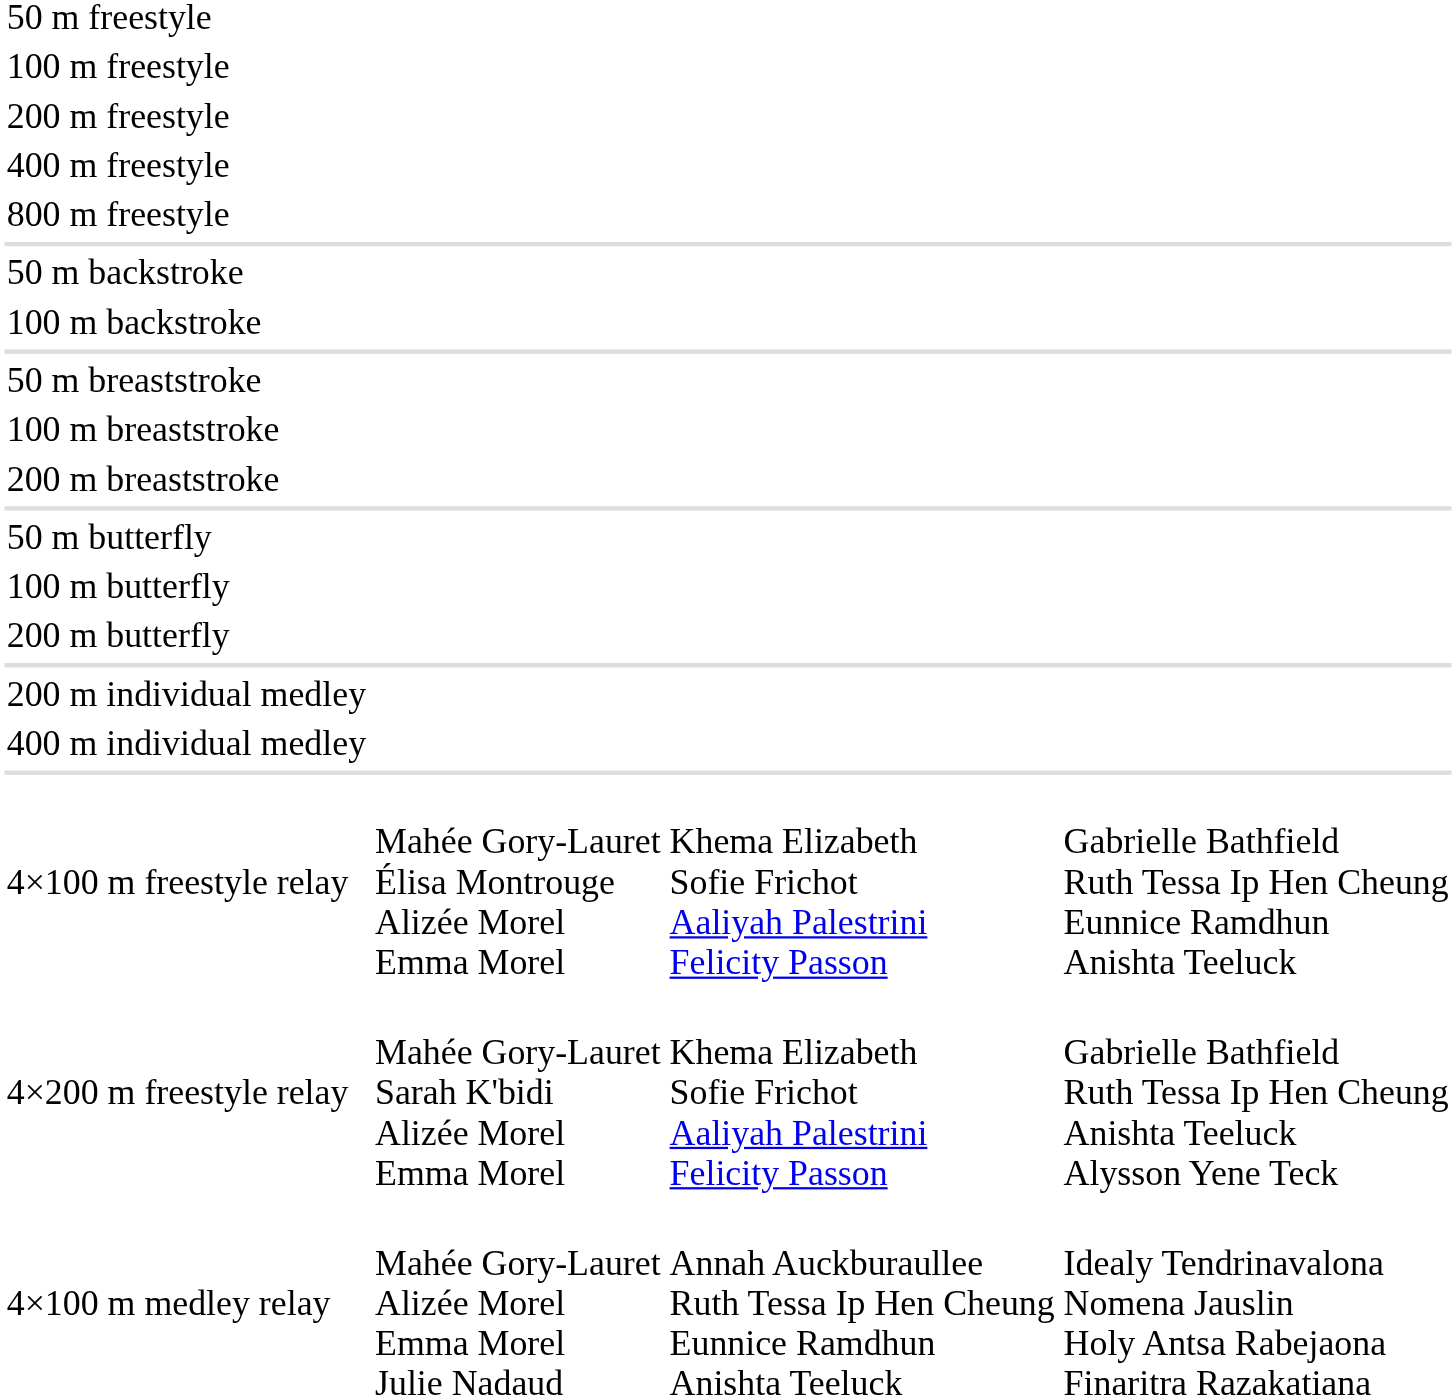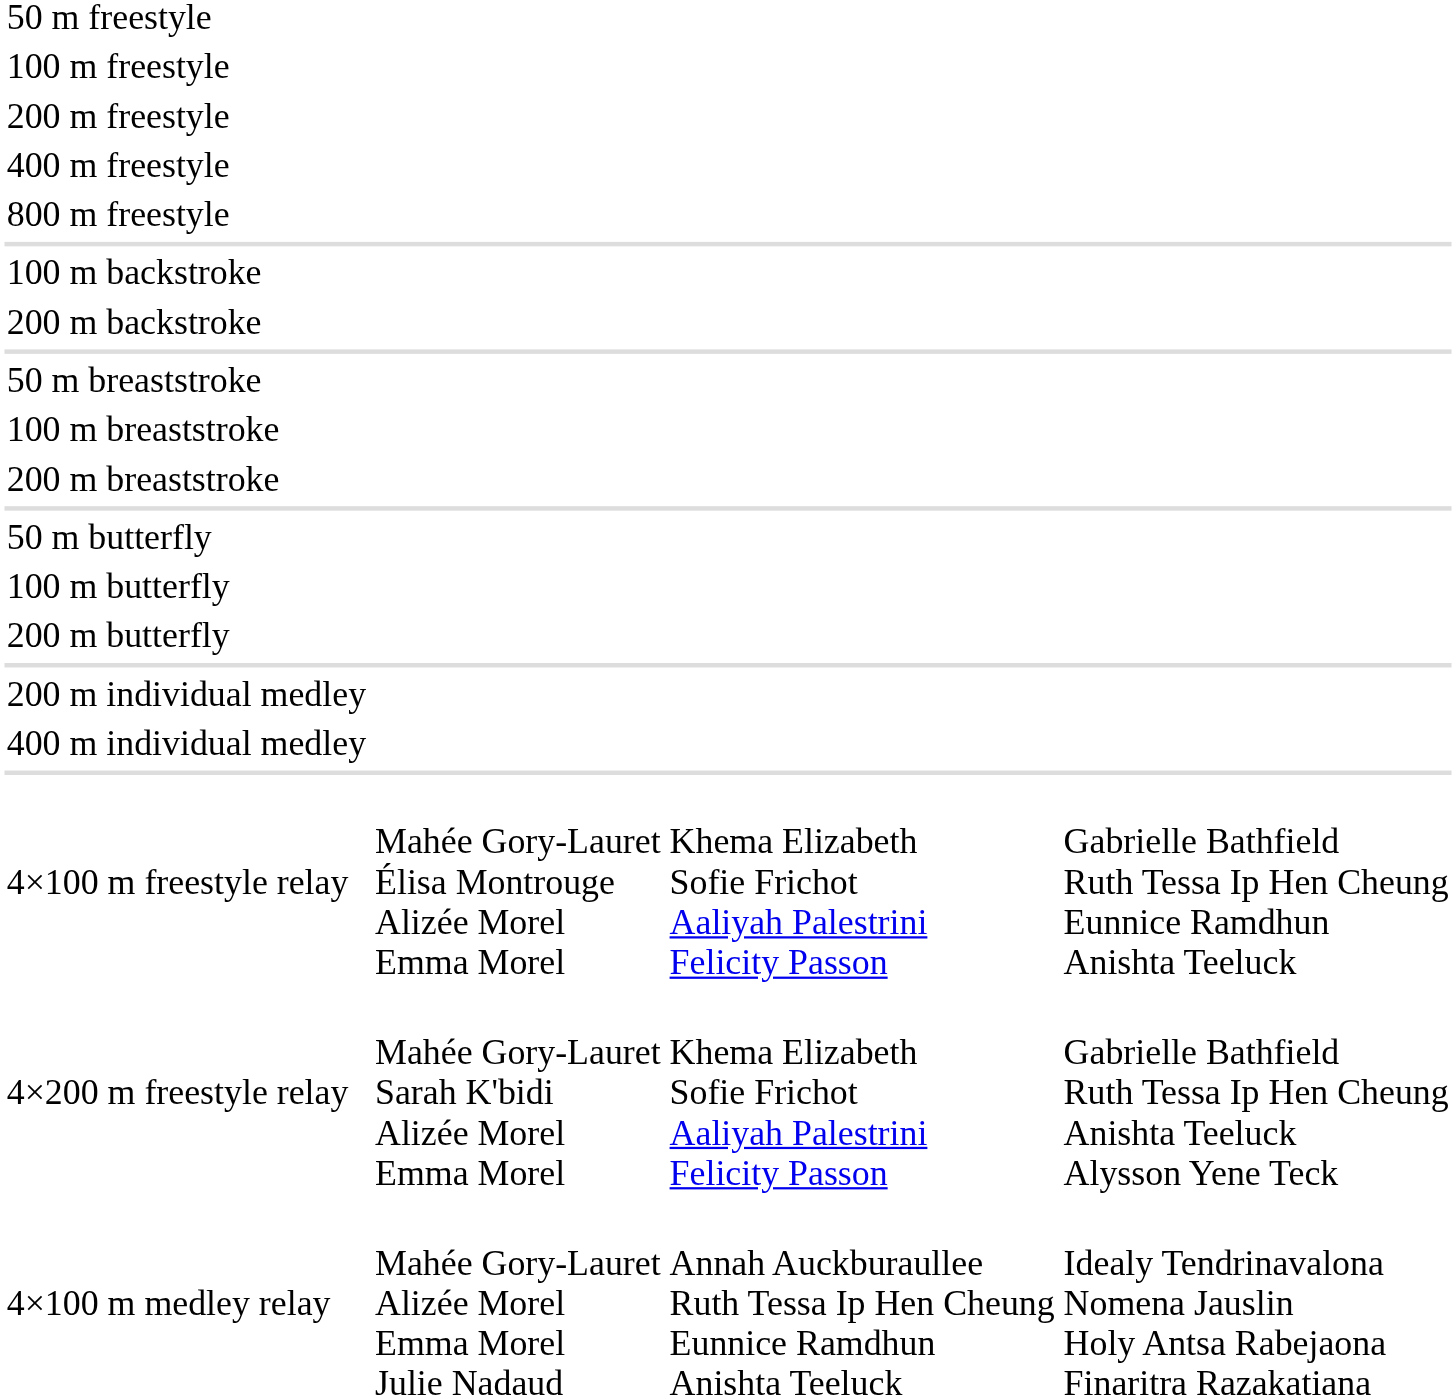- row: (125, 272)
+ row: (134, 321)
